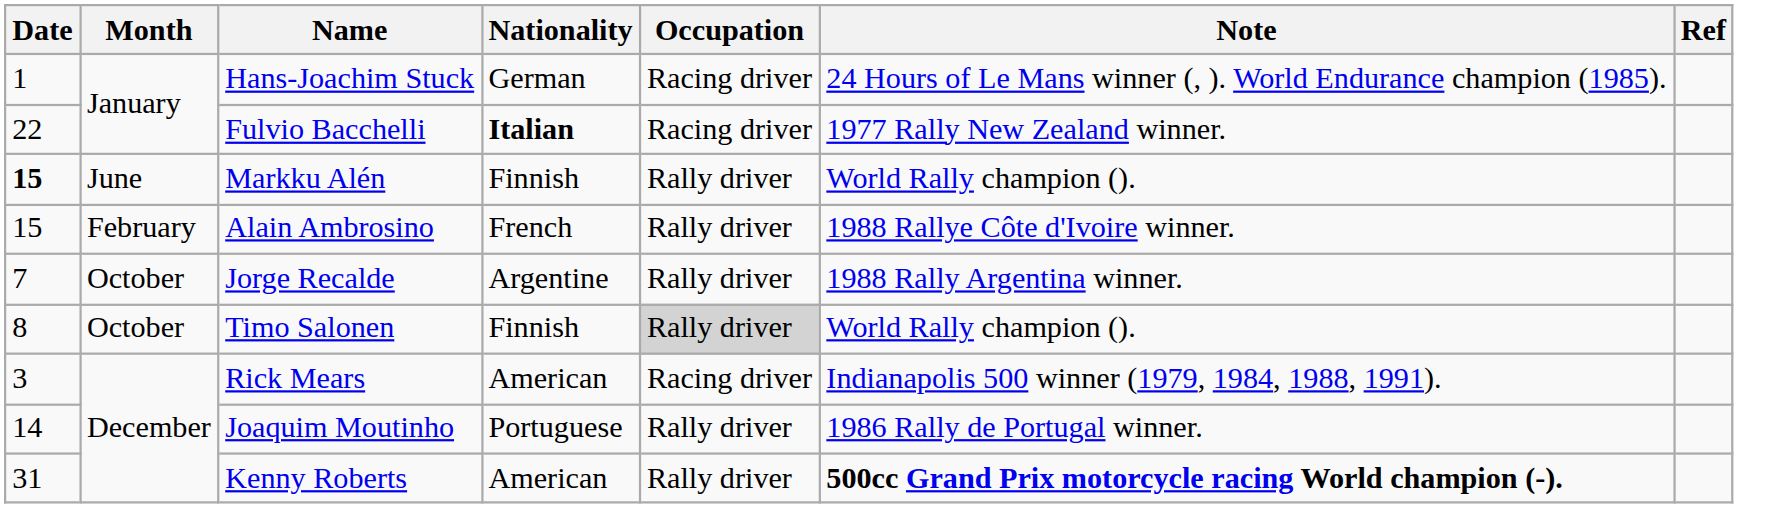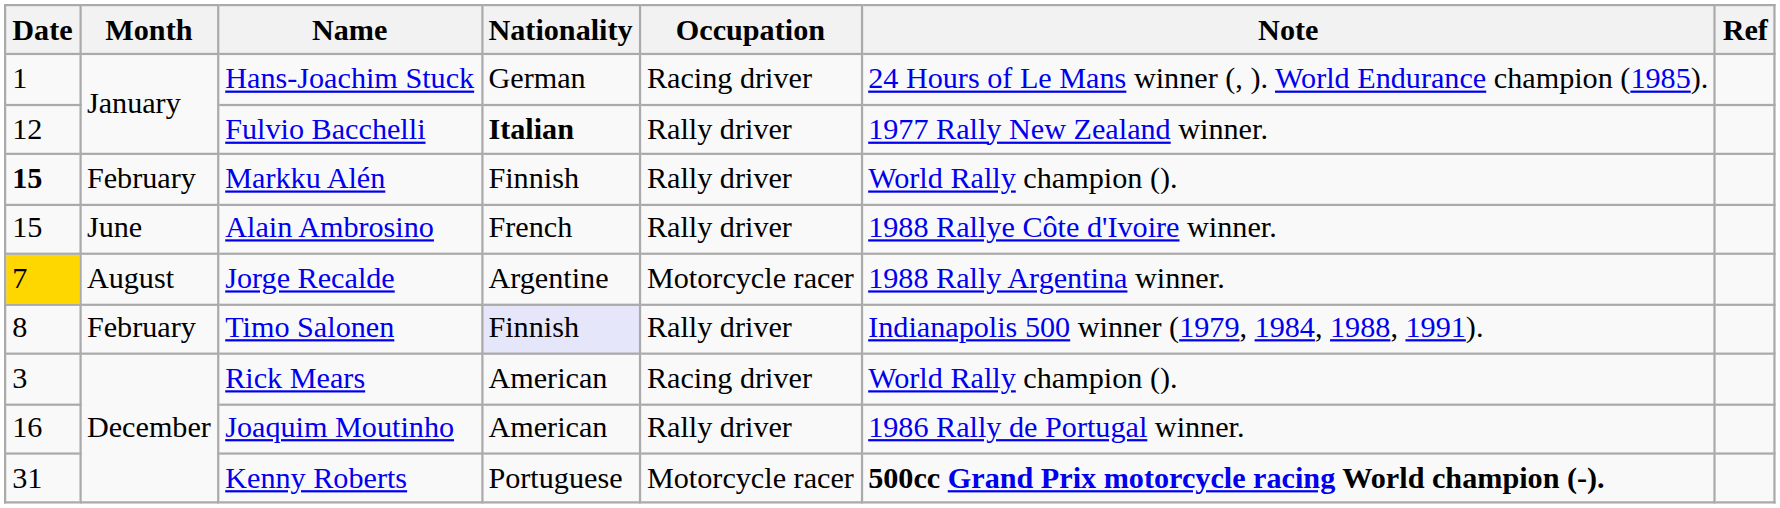(27, 128) 22 -> (27, 128) 12
(729, 128) Racing driver -> (719, 128) Rally driver
(115, 178) June -> (141, 178) February
(141, 228) February -> (115, 228) June
(20, 278) no background -> (20, 278) gold background
(136, 278) October -> (131, 278) August
(719, 278) Rally driver -> (750, 278) Motorcycle racer
(136, 327) October -> (141, 327) February
(534, 327) no background -> (534, 327) lavender background
(719, 327) lightgrey background -> (719, 327) no background
(981, 327) World Rally champion (). -> (1176, 327) Indianapolis 500 winner (1979, 1984, 1988, 1991).
(1134, 377) Indianapolis 500 winner (1979, 1984, 1988, 1991). -> (1023, 377) World Rally champion ().
(27, 427) 14 -> (27, 427) 16
(556, 427) Portuguese -> (548, 427) American
(548, 477) American -> (556, 477) Portuguese
(719, 477) Rally driver -> (750, 477) Motorcycle racer
